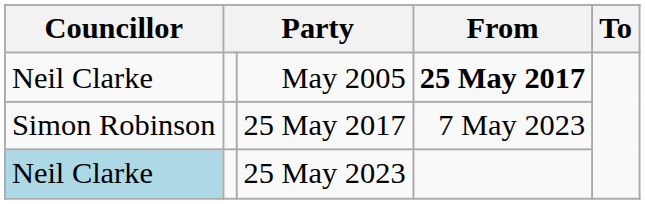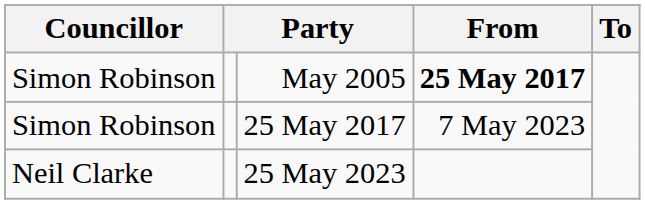(82, 76) Neil Clarke -> (114, 76) Simon Robinson
(82, 173) lightblue background -> (82, 173) no background
